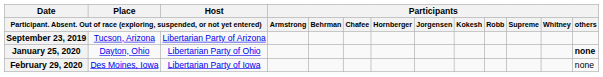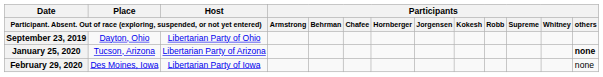(124, 38) Tucson, Arizona -> (124, 38) Dayton, Ohio
(214, 38) Libertarian Party of Arizona -> (214, 38) Libertarian Party of Ohio
(124, 51) Dayton, Ohio -> (124, 51) Tucson, Arizona
(214, 51) Libertarian Party of Ohio -> (214, 51) Libertarian Party of Arizona
